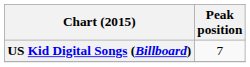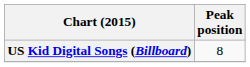(220, 51) 7 -> (220, 51) 8
